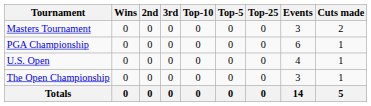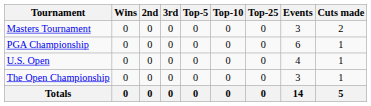columns swapped: (231, 12) <-> (198, 12)
